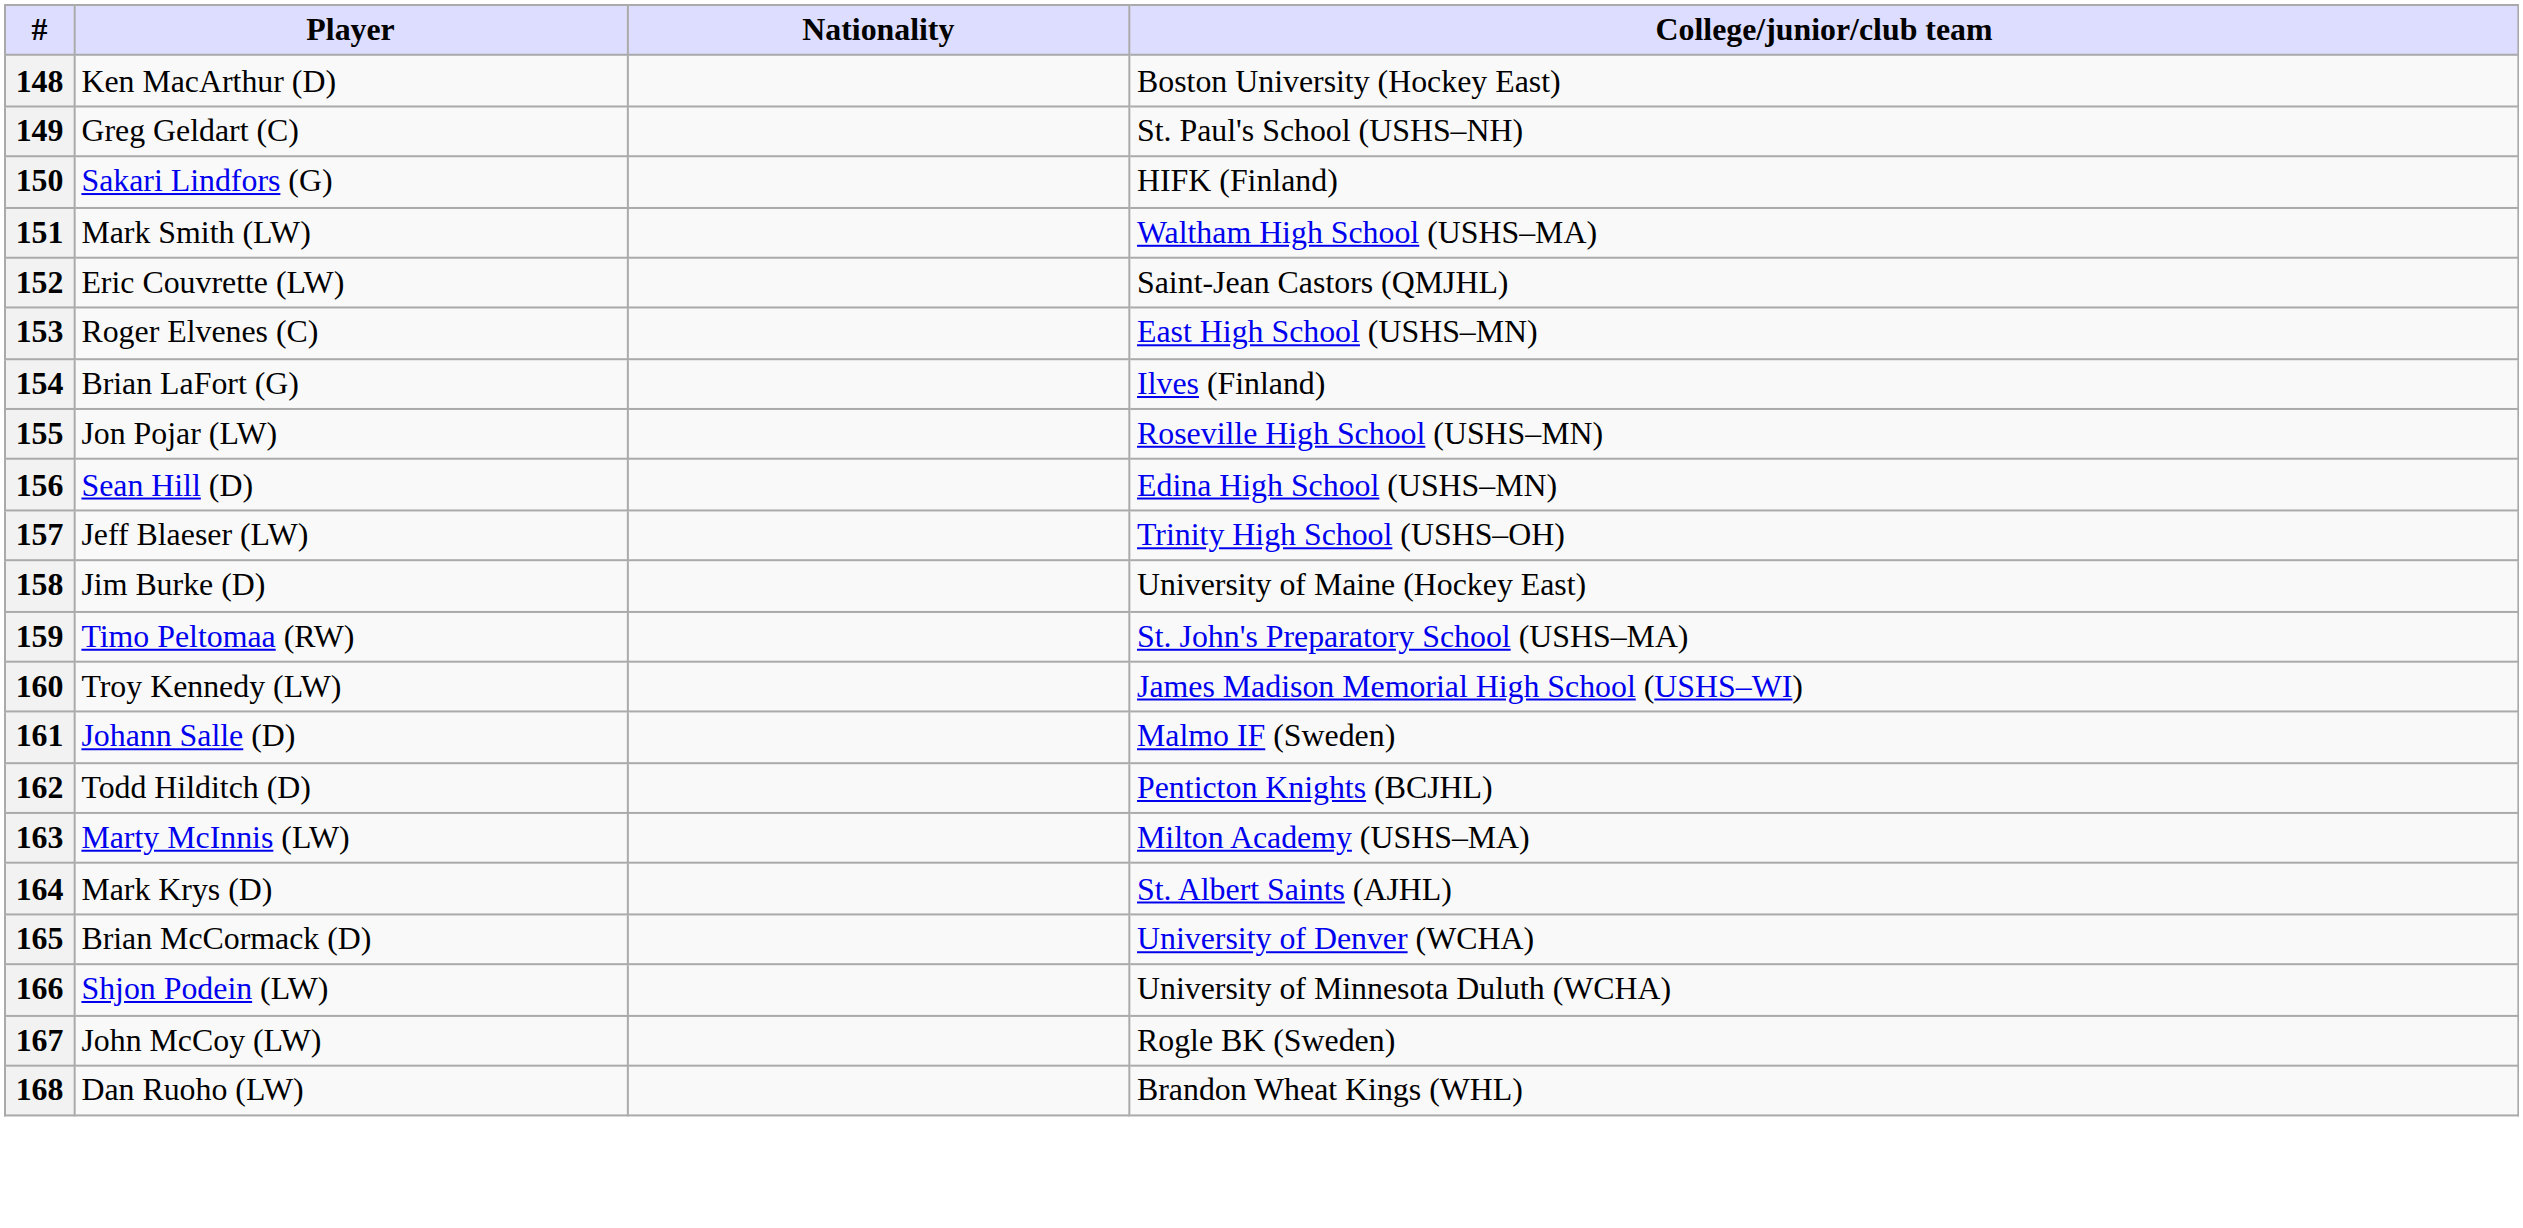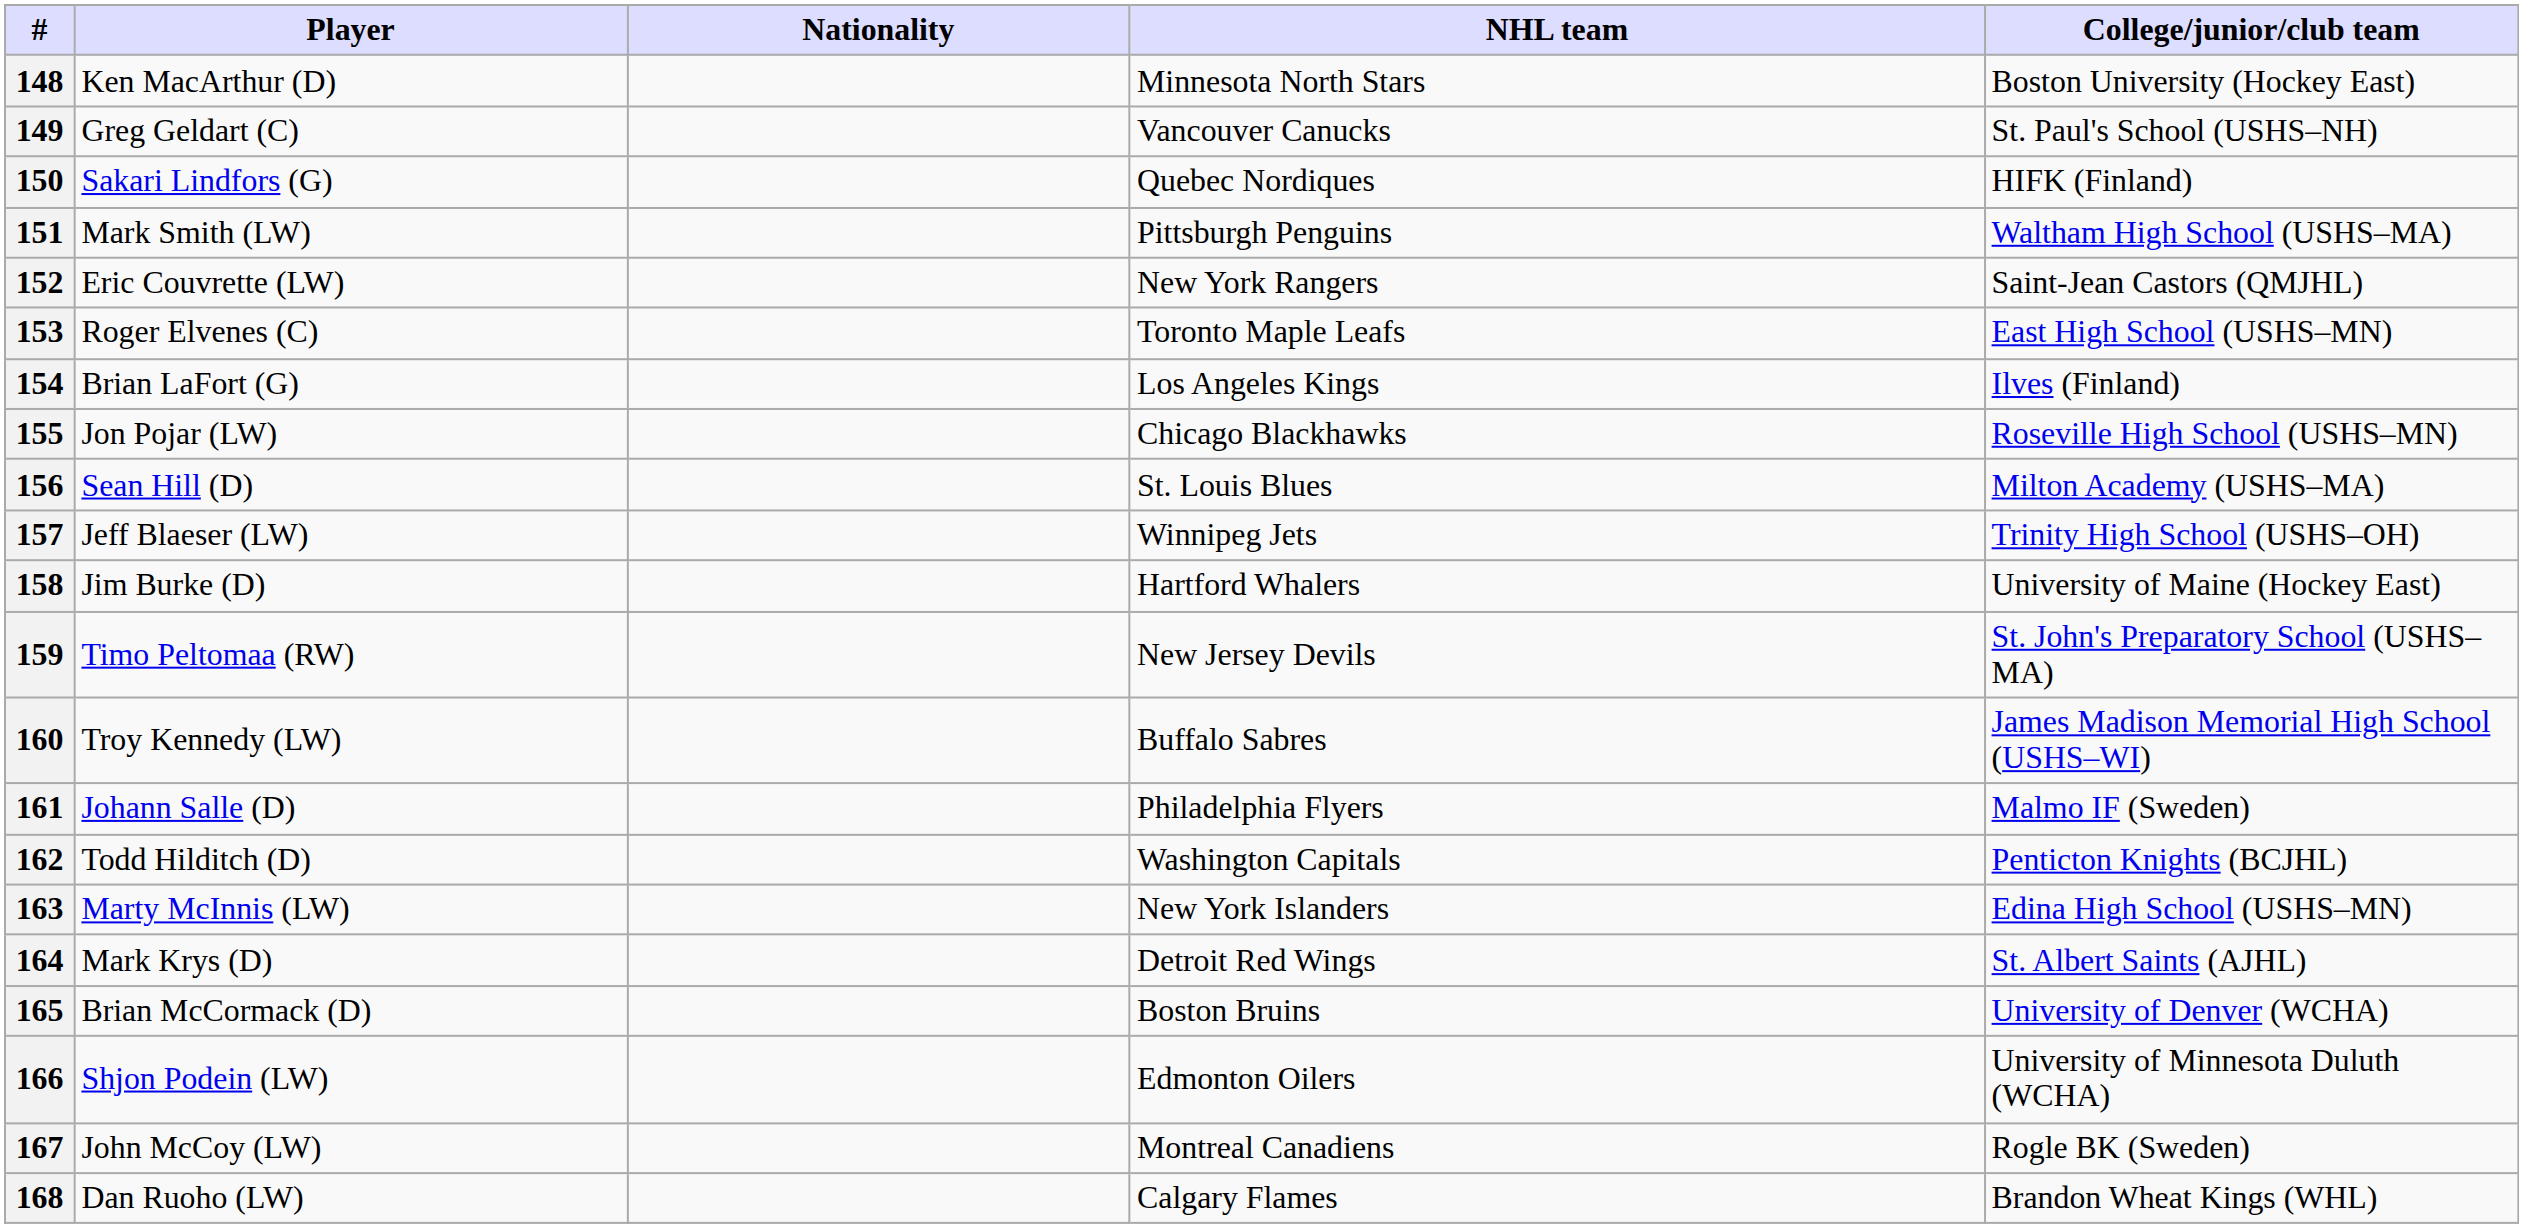+ column: (1557, 29)
(1347, 484) Edina High School (USHS–MN) -> (2188, 484) Milton Academy (USHS–MA)
(1333, 837) Milton Academy (USHS–MA) -> (2202, 909) Edina High School (USHS–MN)
